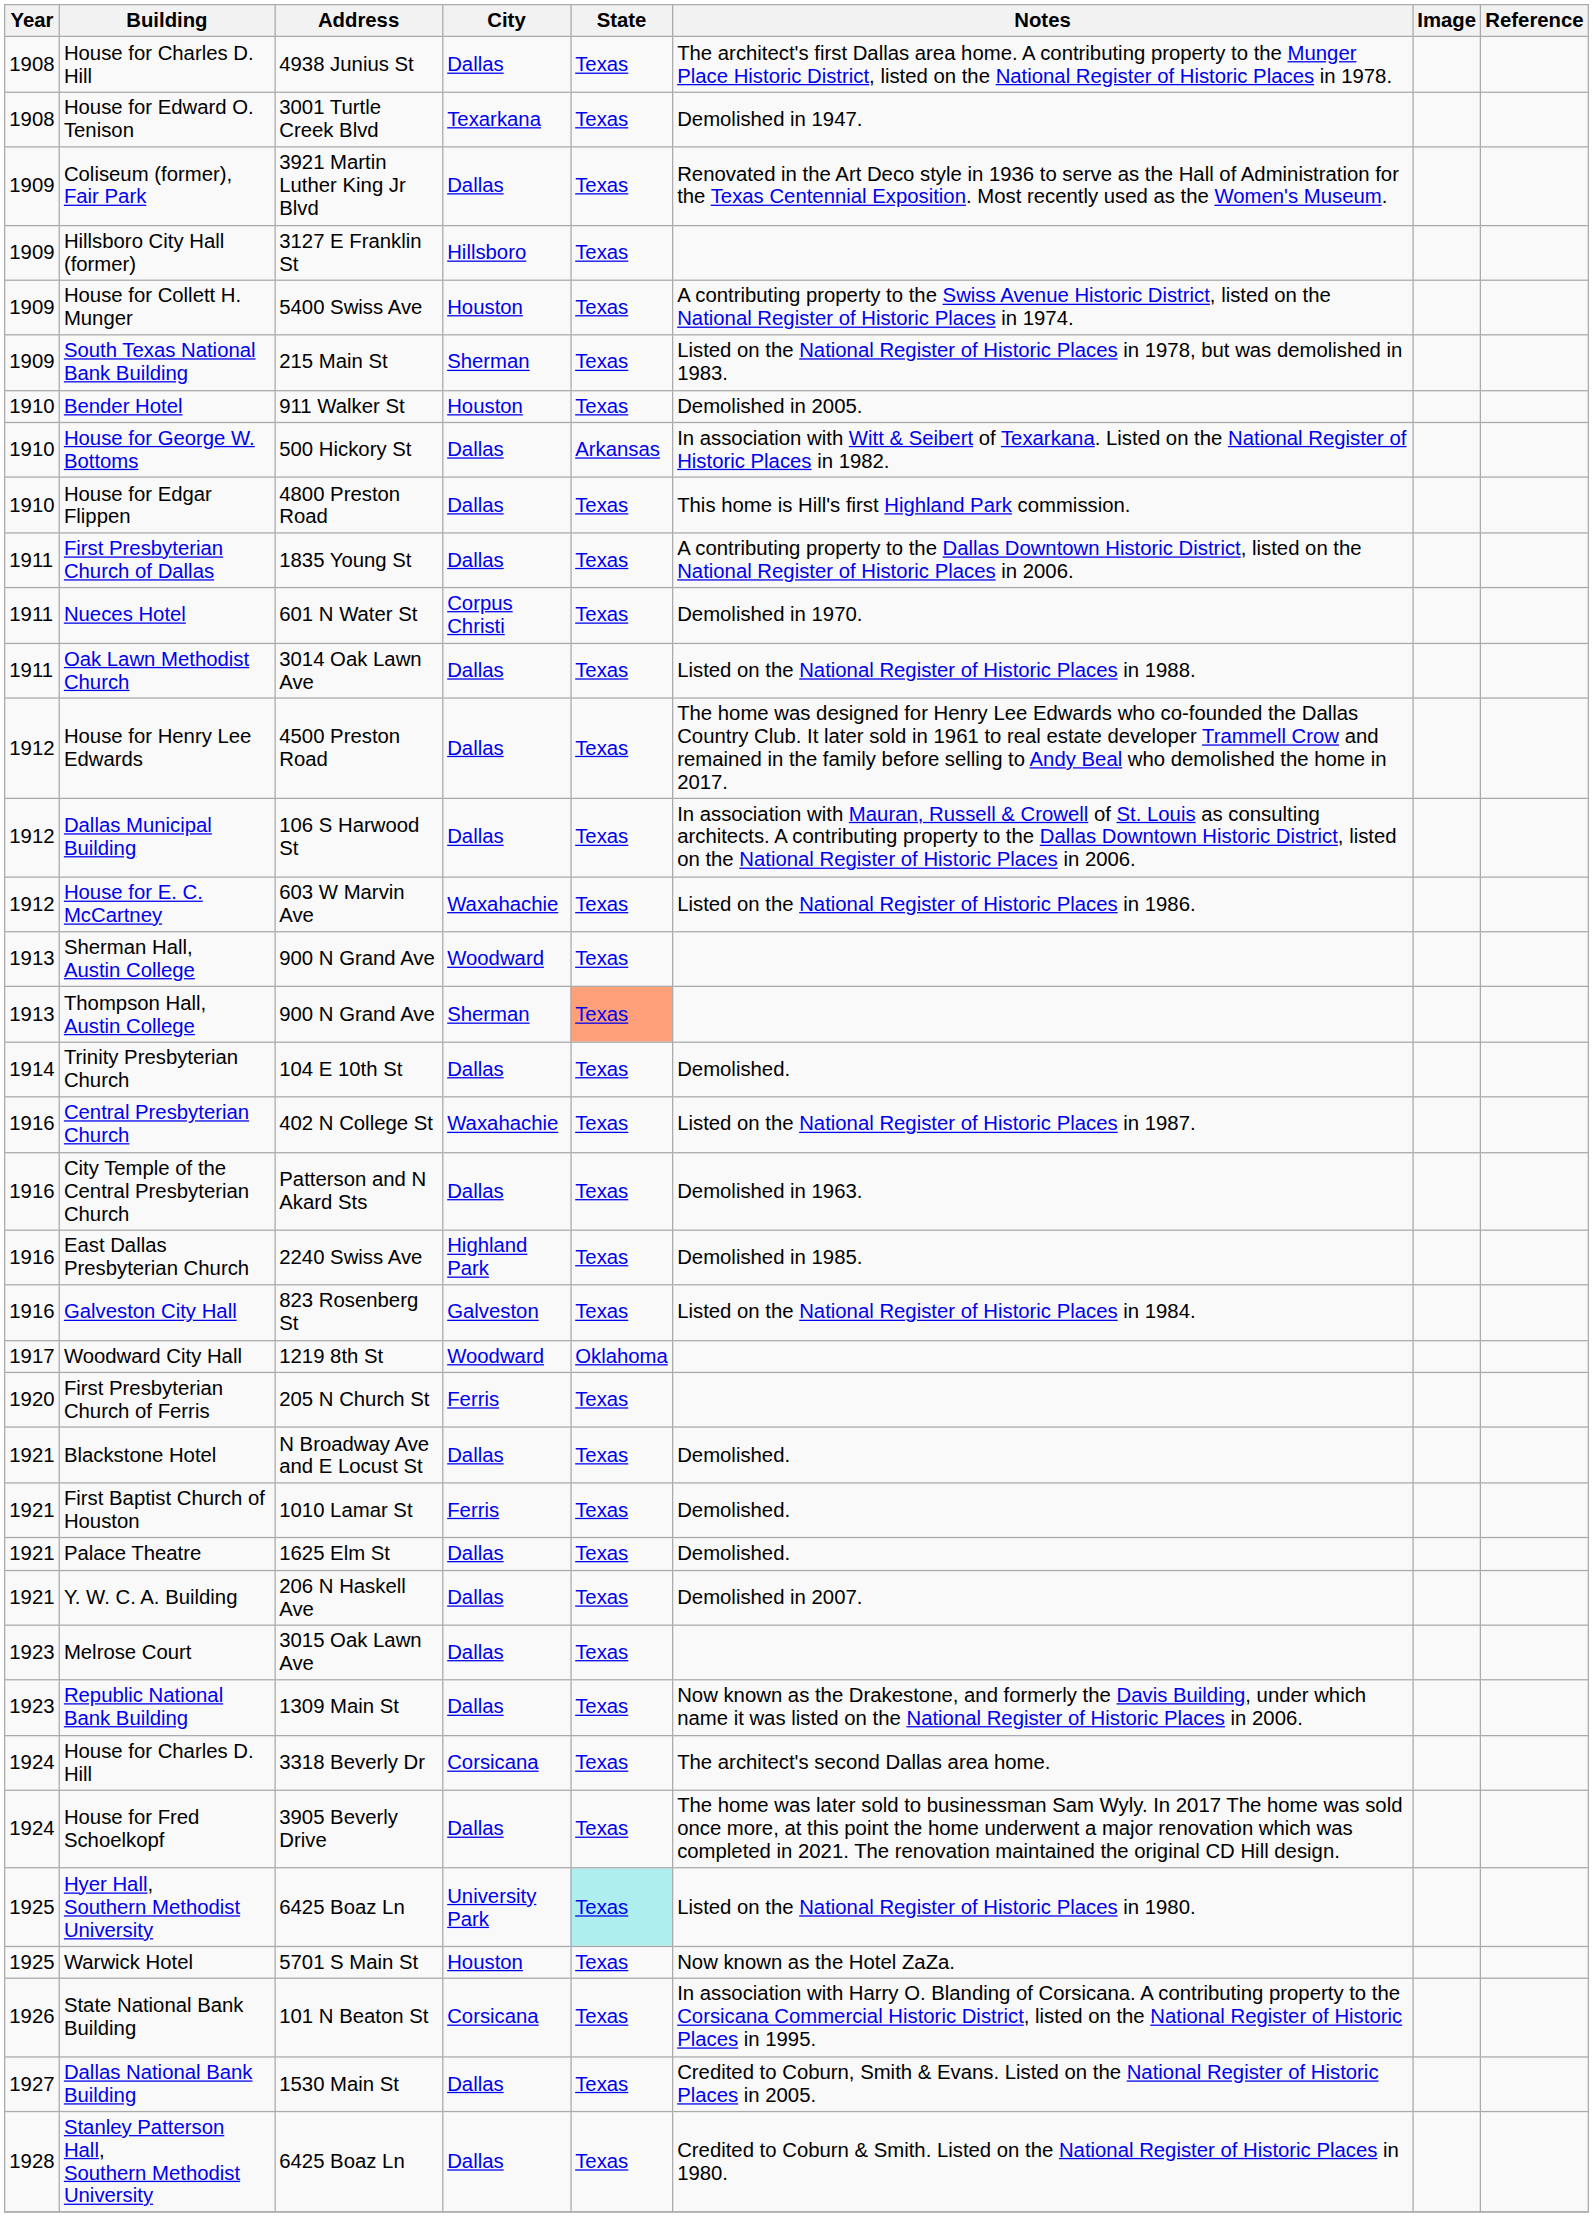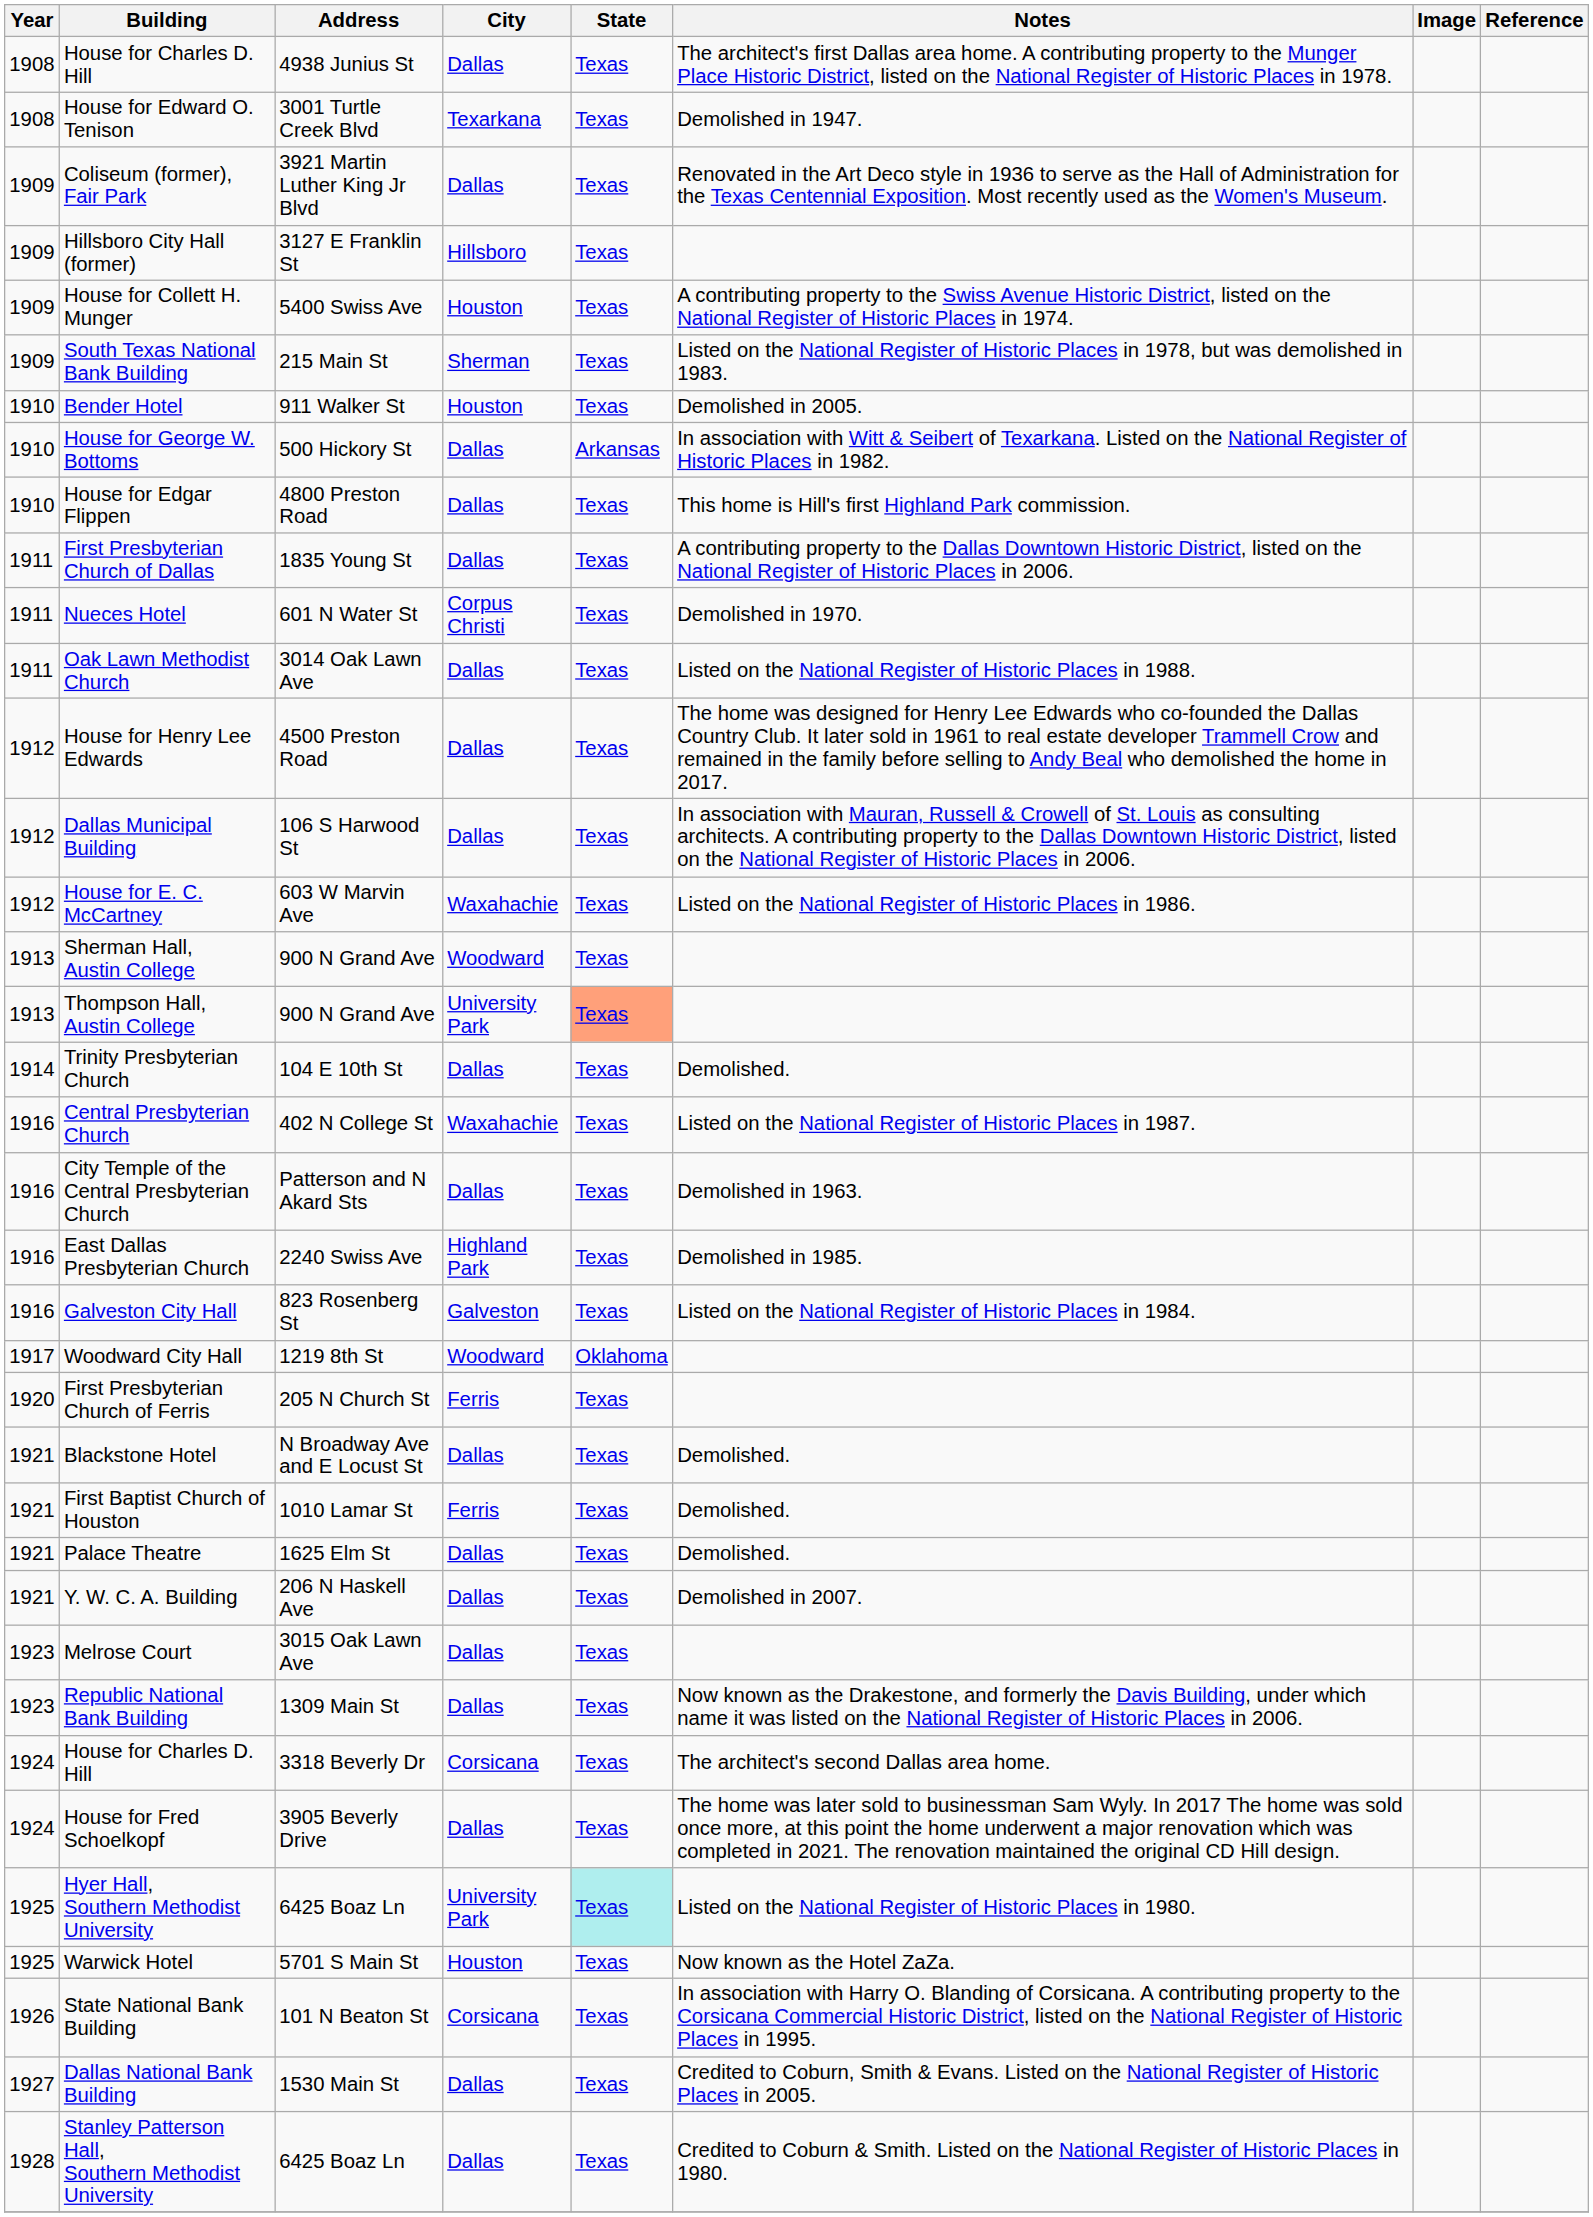(488, 1014) Sherman -> (492, 1014) University Park
